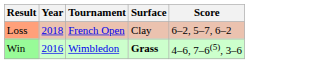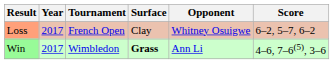+ column: (211, 13)
(52, 30) 2018 -> (52, 30) 2017
(52, 49) 2016 -> (52, 49) 2017
